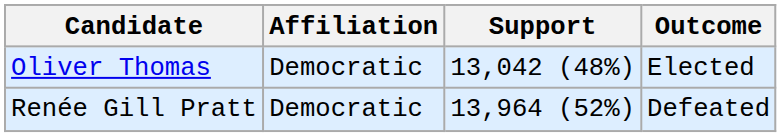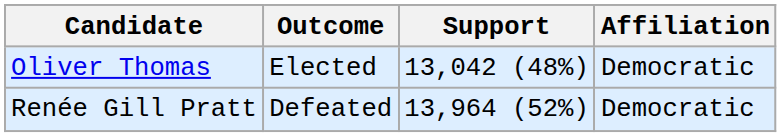columns swapped: (354, 26) <-> (709, 26)
